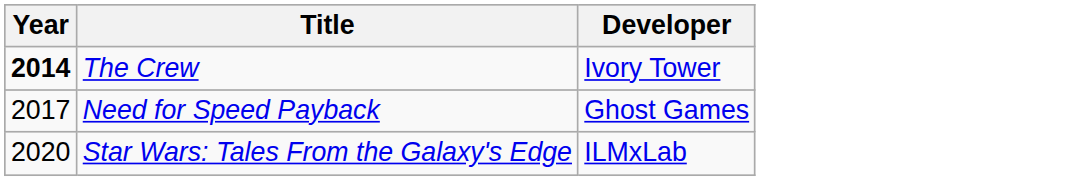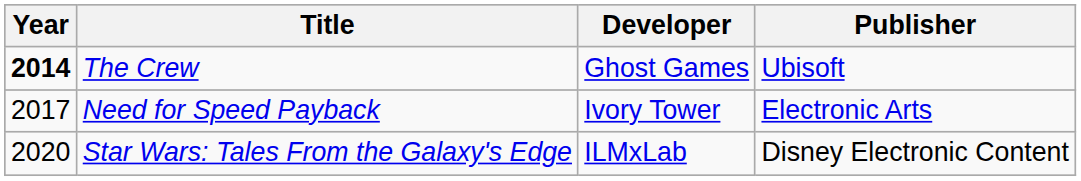+ column: (915, 25)
(652, 68) Ivory Tower -> (667, 68) Ghost Games
(667, 110) Ghost Games -> (652, 110) Ivory Tower
